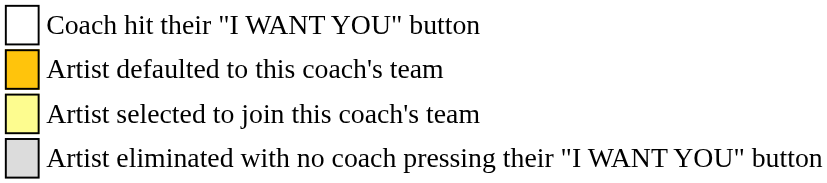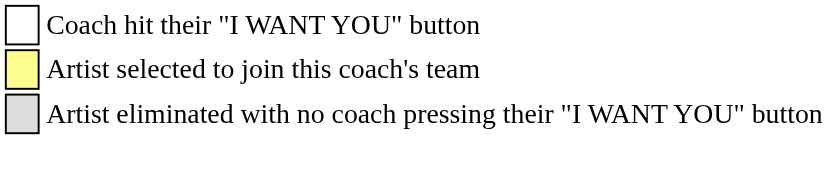- row: (245, 69)
